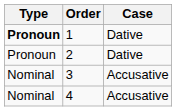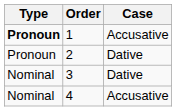(125, 34) Dative -> (138, 34) Accusative
(138, 75) Accusative -> (125, 75) Dative
